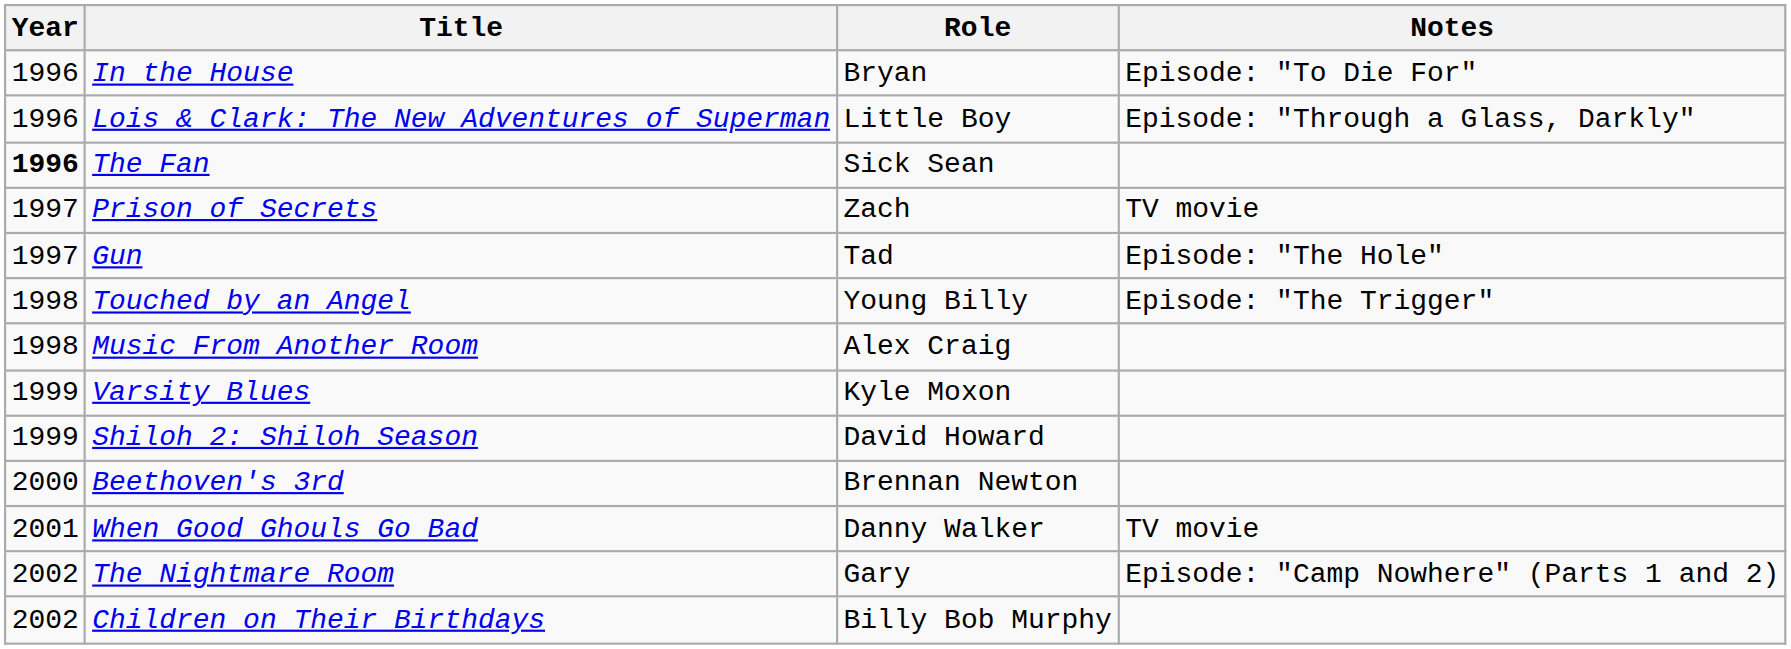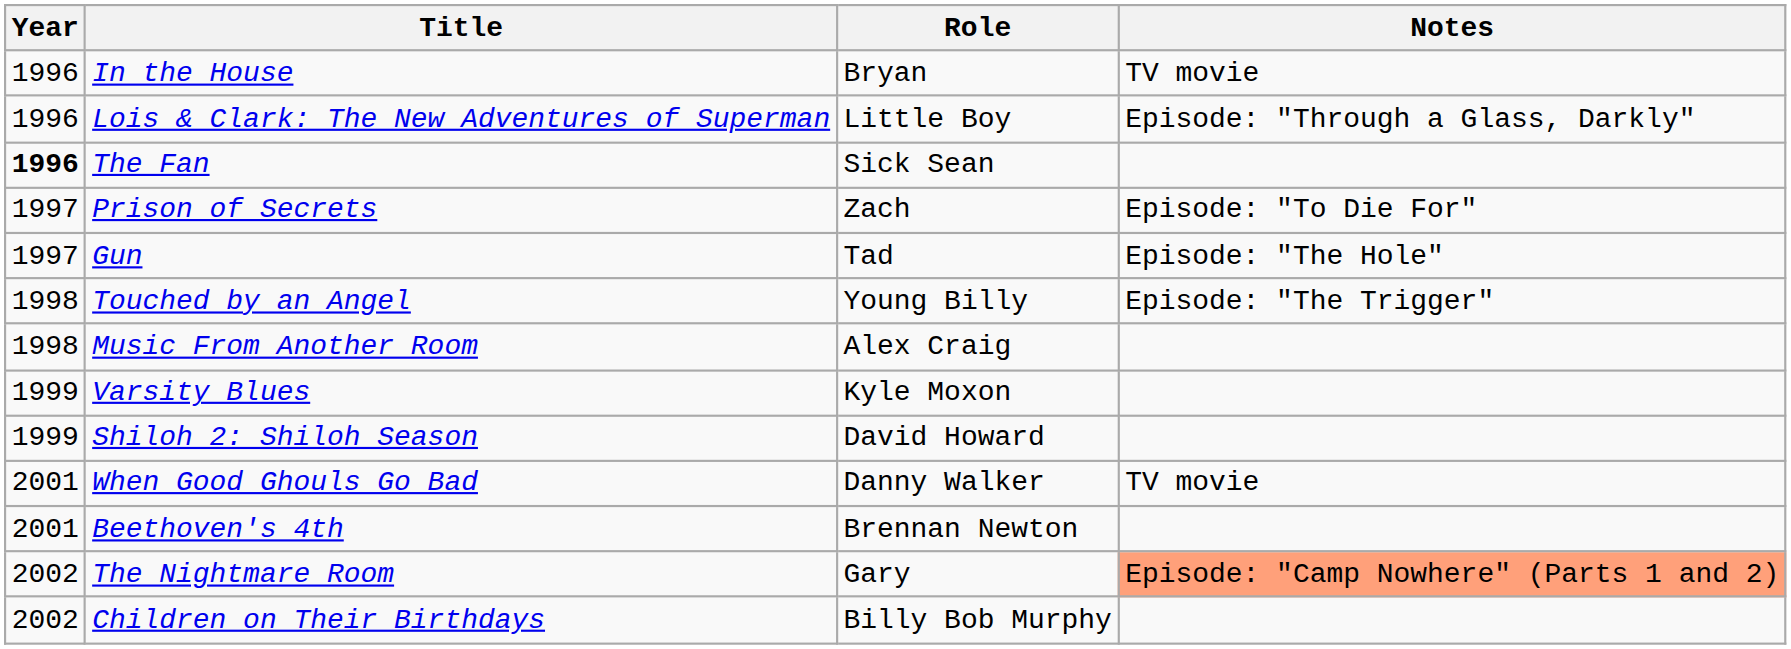(1301, 73) Episode: "To Die For" -> (1192, 73) TV movie
(1192, 210) TV movie -> (1301, 210) Episode: "To Die For"
- row: (218, 483)
+ row: (218, 529)
(1452, 574) no background -> (1452, 574) lightsalmon background
